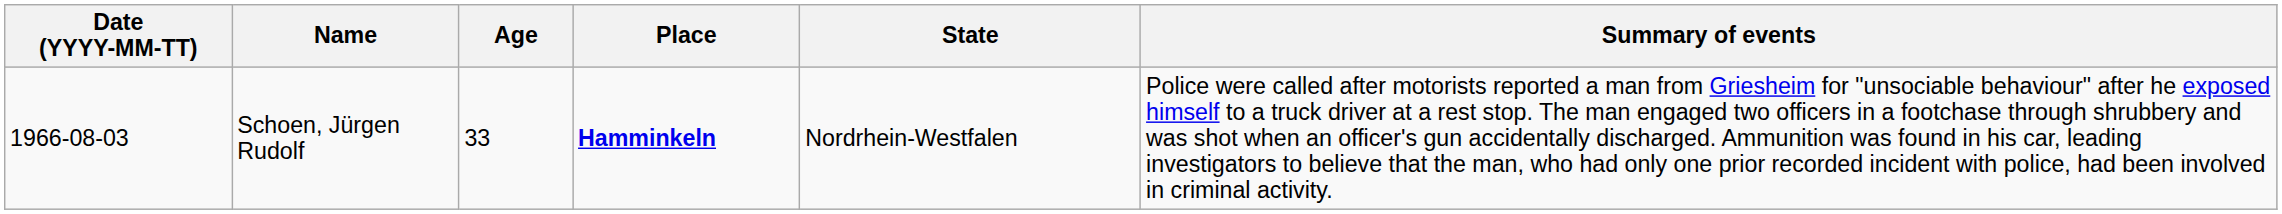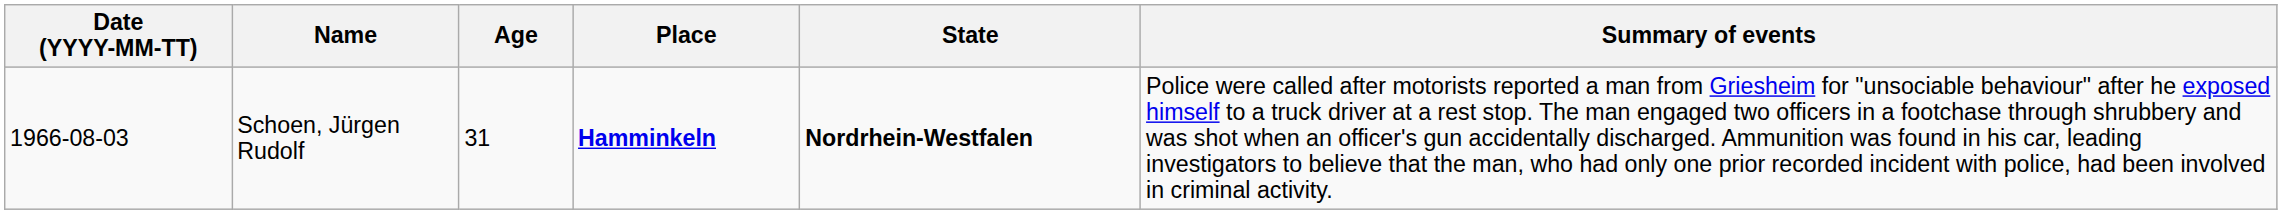(477, 137) 33 -> (477, 137) 31
(911, 137) normal -> (919, 137) bold
